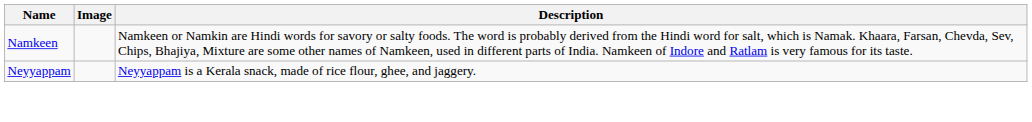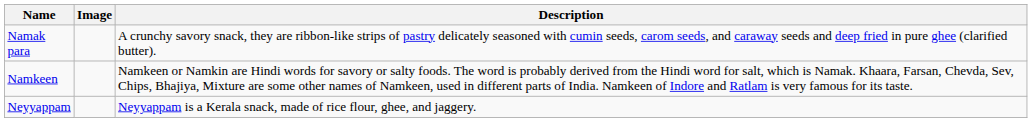+ row: (26, 43)
